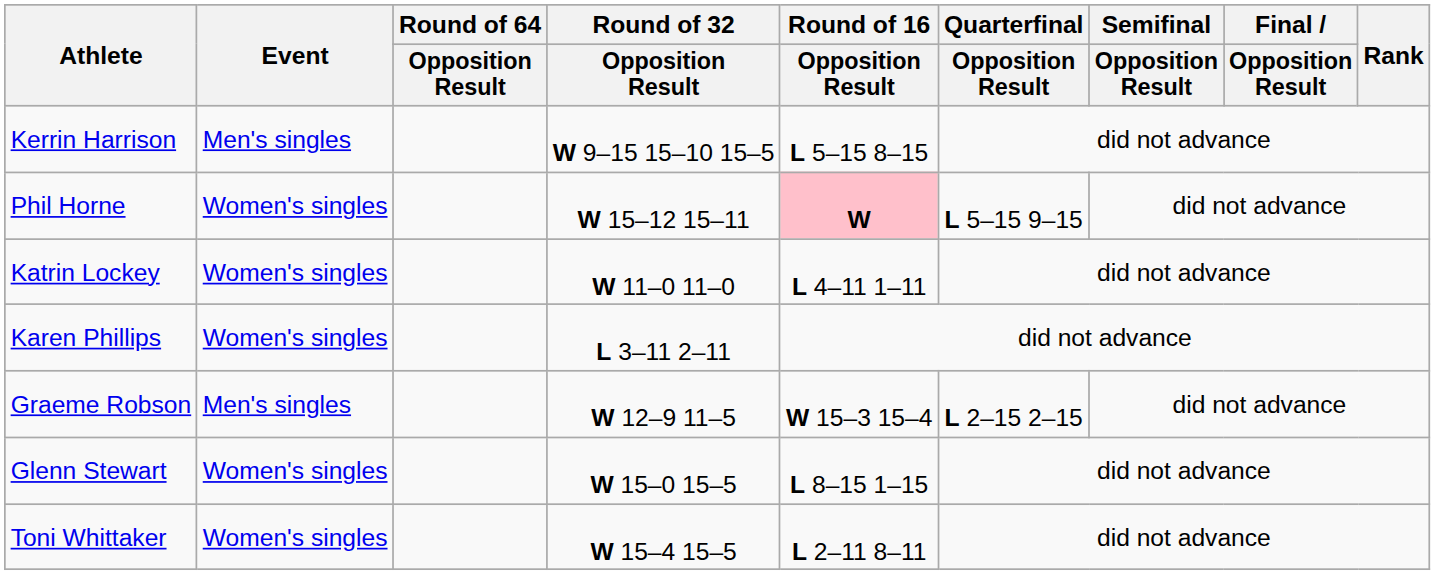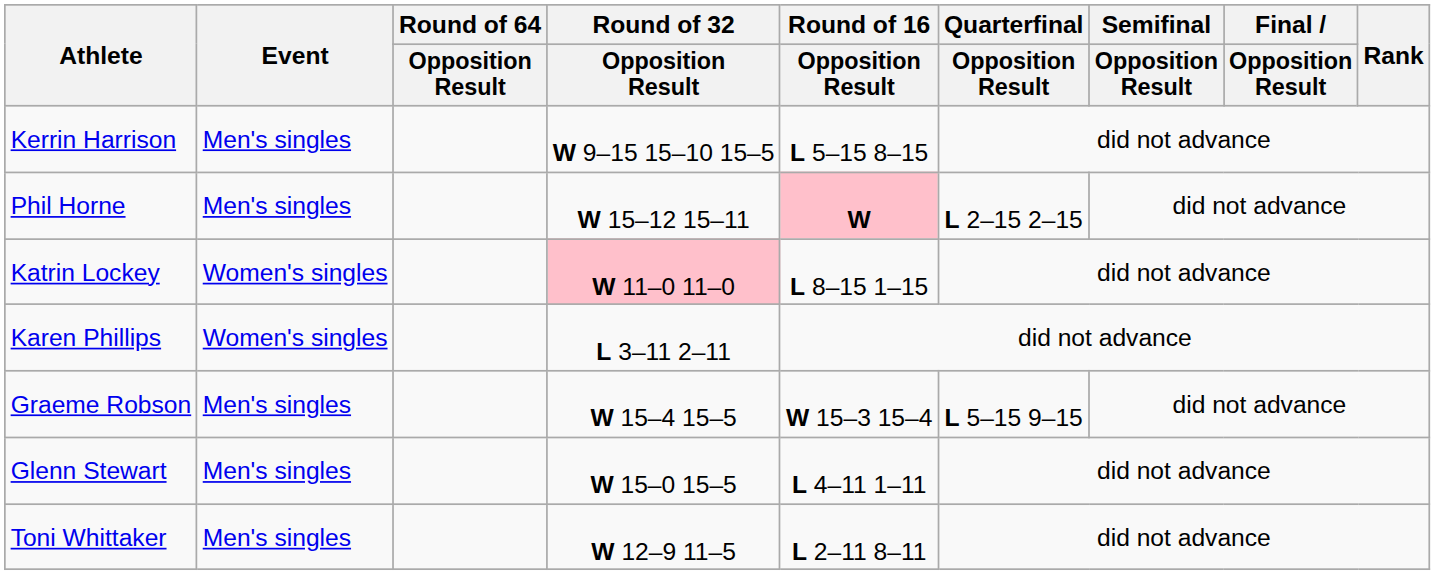(295, 206) Women's singles -> (277, 206) Men's singles
(1014, 220) L 5–15 9–15 -> (1014, 220) L 2–15 2–15
(664, 286) no background -> (664, 286) pink background
(859, 286) L 4–11 1–11 -> (859, 286) L 8–15 1–15
(664, 418) W 12–9 11–5 -> (664, 418) W 15–4 15–5
(1014, 418) L 2–15 2–15 -> (1014, 418) L 5–15 9–15
(295, 471) Women's singles -> (277, 471) Men's singles
(859, 485) L 8–15 1–15 -> (859, 485) L 4–11 1–11
(295, 537) Women's singles -> (277, 537) Men's singles
(664, 551) W 15–4 15–5 -> (664, 551) W 12–9 11–5
